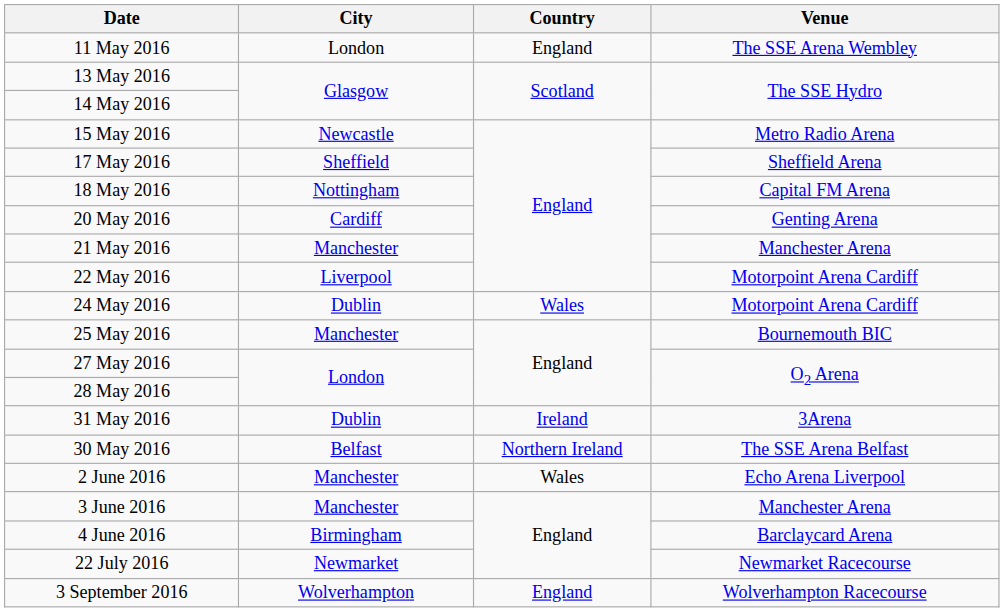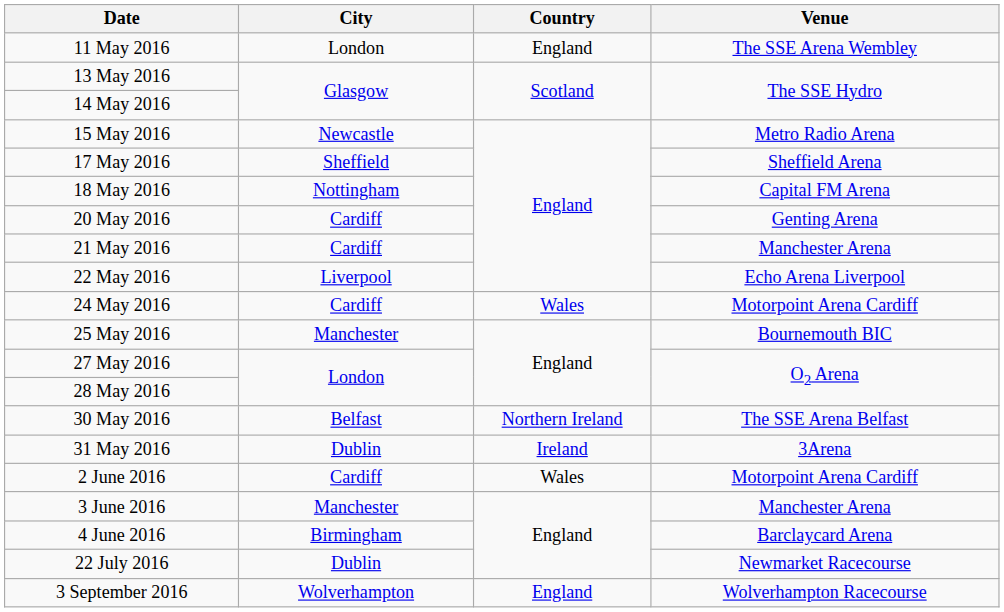(356, 248) Manchester -> (356, 248) Cardiff
(825, 276) Motorpoint Arena Cardiff -> (825, 276) Echo Arena Liverpool
(356, 305) Dublin -> (356, 305) Cardiff
rows swapped: (122, 448) <-> (122, 420)
(356, 477) Manchester -> (356, 477) Cardiff
(825, 477) Echo Arena Liverpool -> (825, 477) Motorpoint Arena Cardiff
(356, 563) Newmarket -> (356, 563) Dublin
